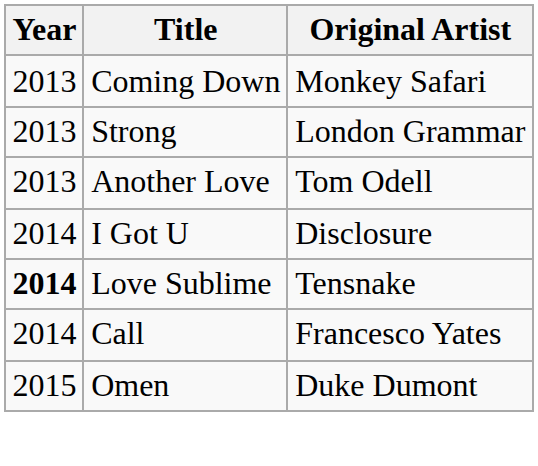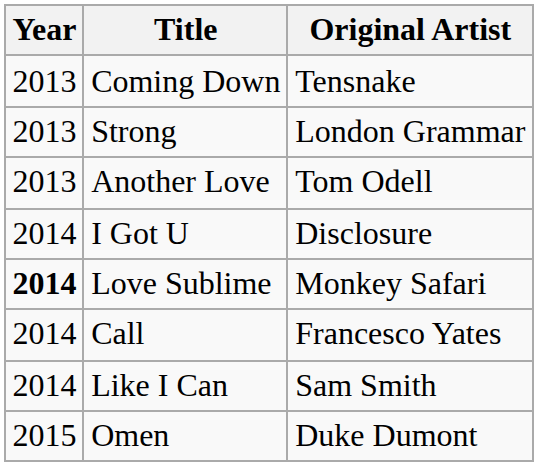(391, 80) Monkey Safari -> (355, 80) Tensnake
(355, 283) Tensnake -> (391, 283) Monkey Safari
+ row: (160, 385)
